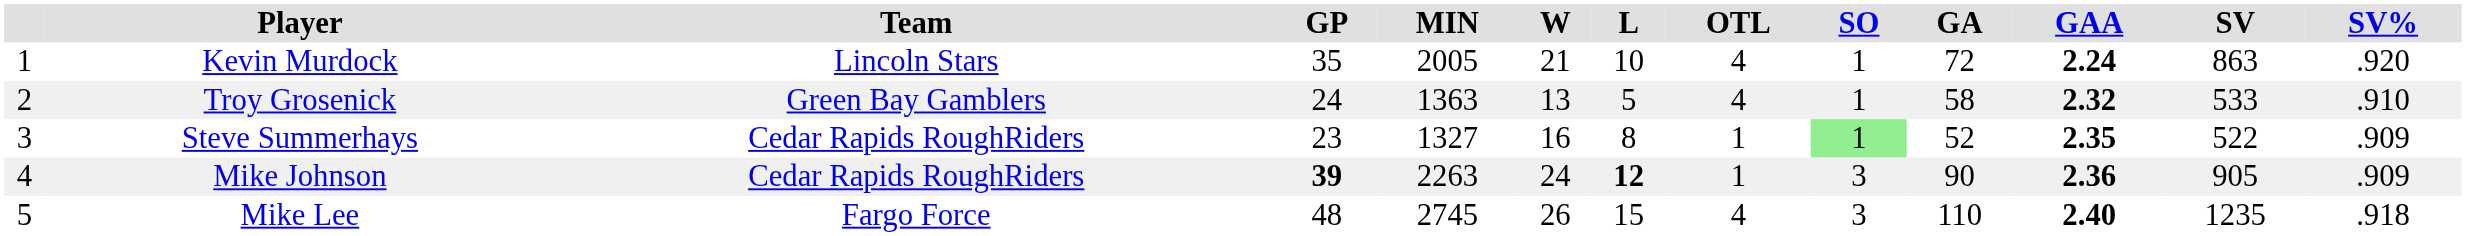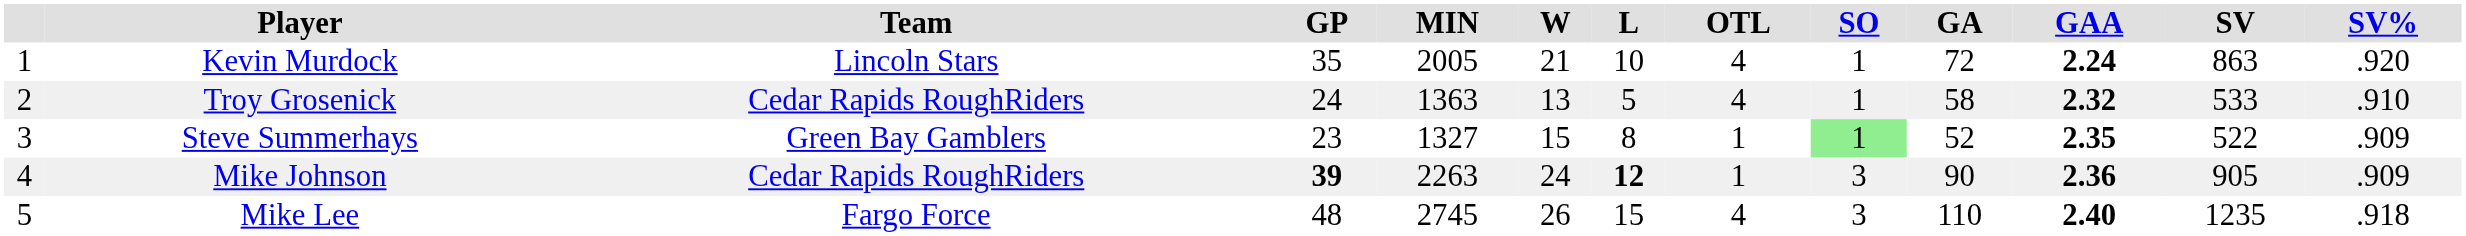(916, 99) Green Bay Gamblers -> (916, 99) Cedar Rapids RoughRiders
(916, 137) Cedar Rapids RoughRiders -> (916, 137) Green Bay Gamblers
(1555, 137) 16 -> (1555, 137) 15
